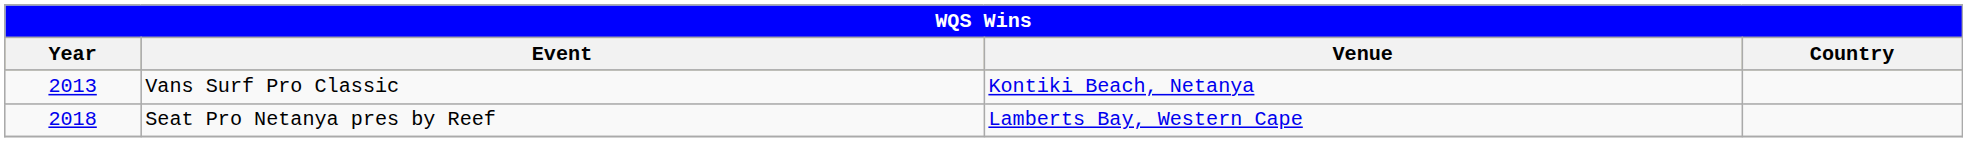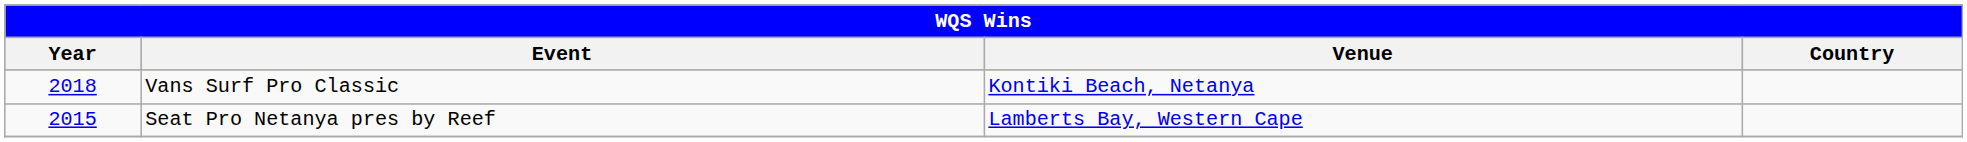(73, 87) 2013 -> (73, 87) 2018
(73, 120) 2018 -> (73, 120) 2015
